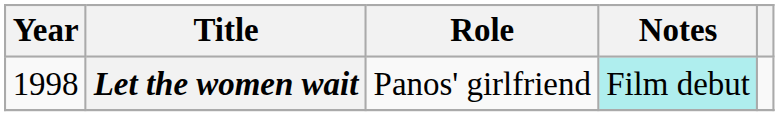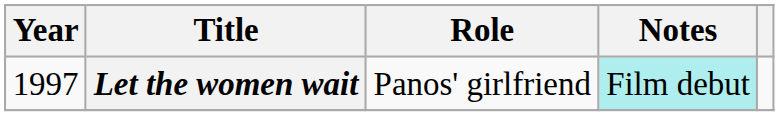(46, 82) 1998 -> (46, 82) 1997
